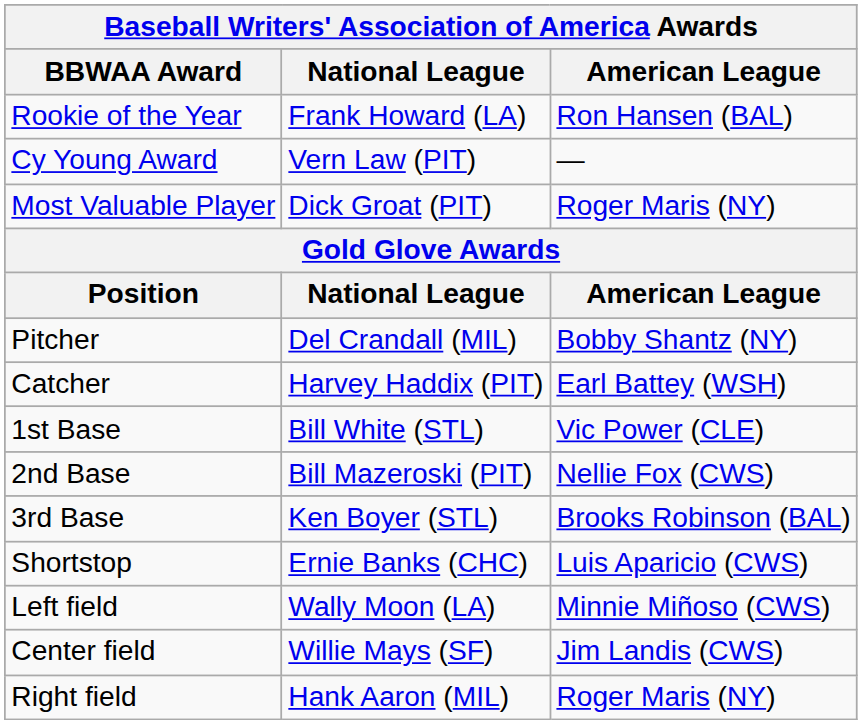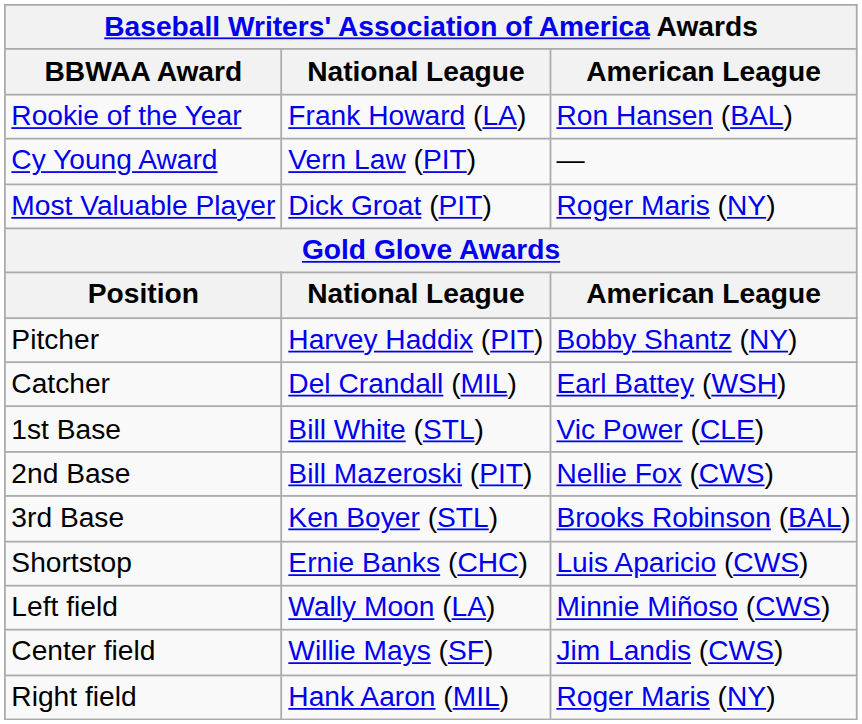(403, 339) Del Crandall (MIL) -> (416, 339) Harvey Haddix (PIT)
(416, 384) Harvey Haddix (PIT) -> (403, 384) Del Crandall (MIL)
